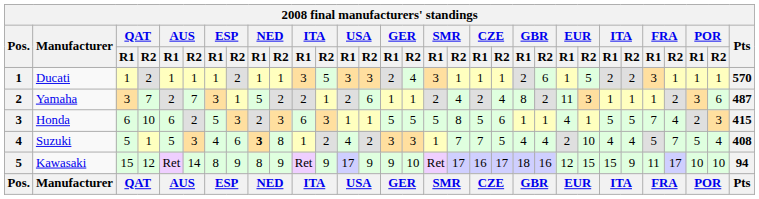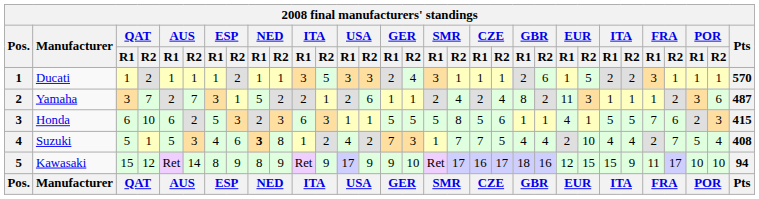(675, 120) 4 -> (675, 120) 6
(391, 141) 3 -> (391, 141) 7
(654, 141) 5 -> (654, 141) 2
